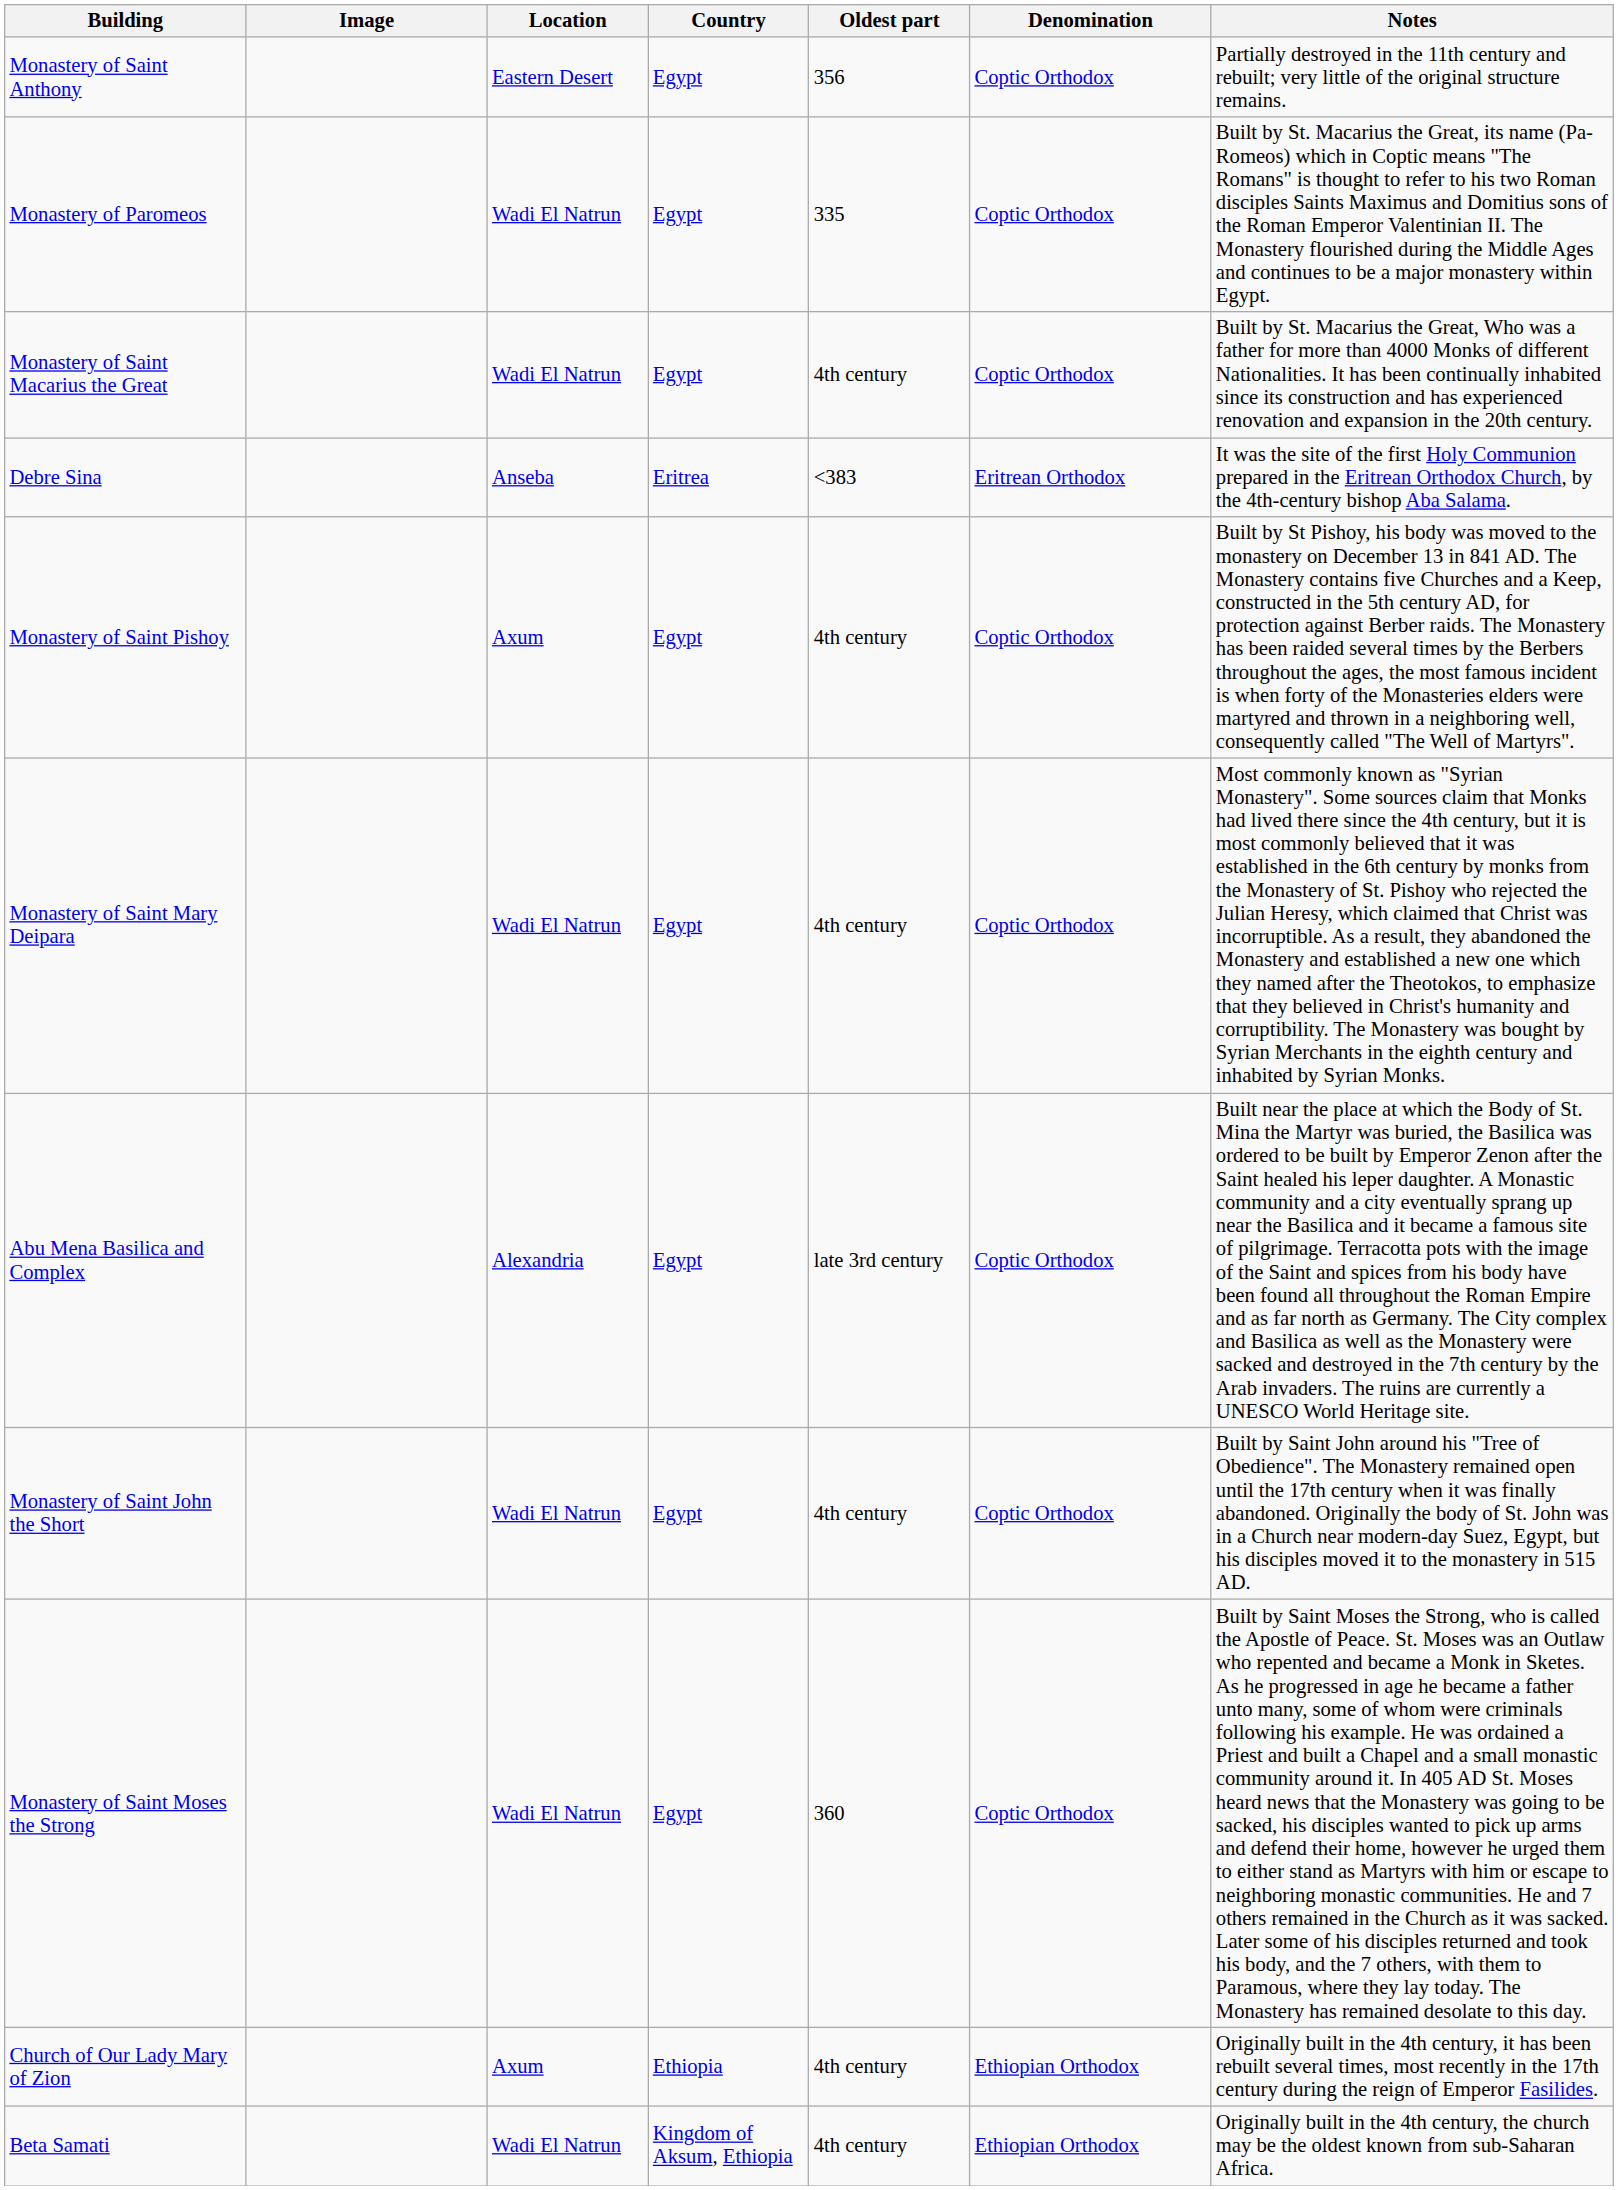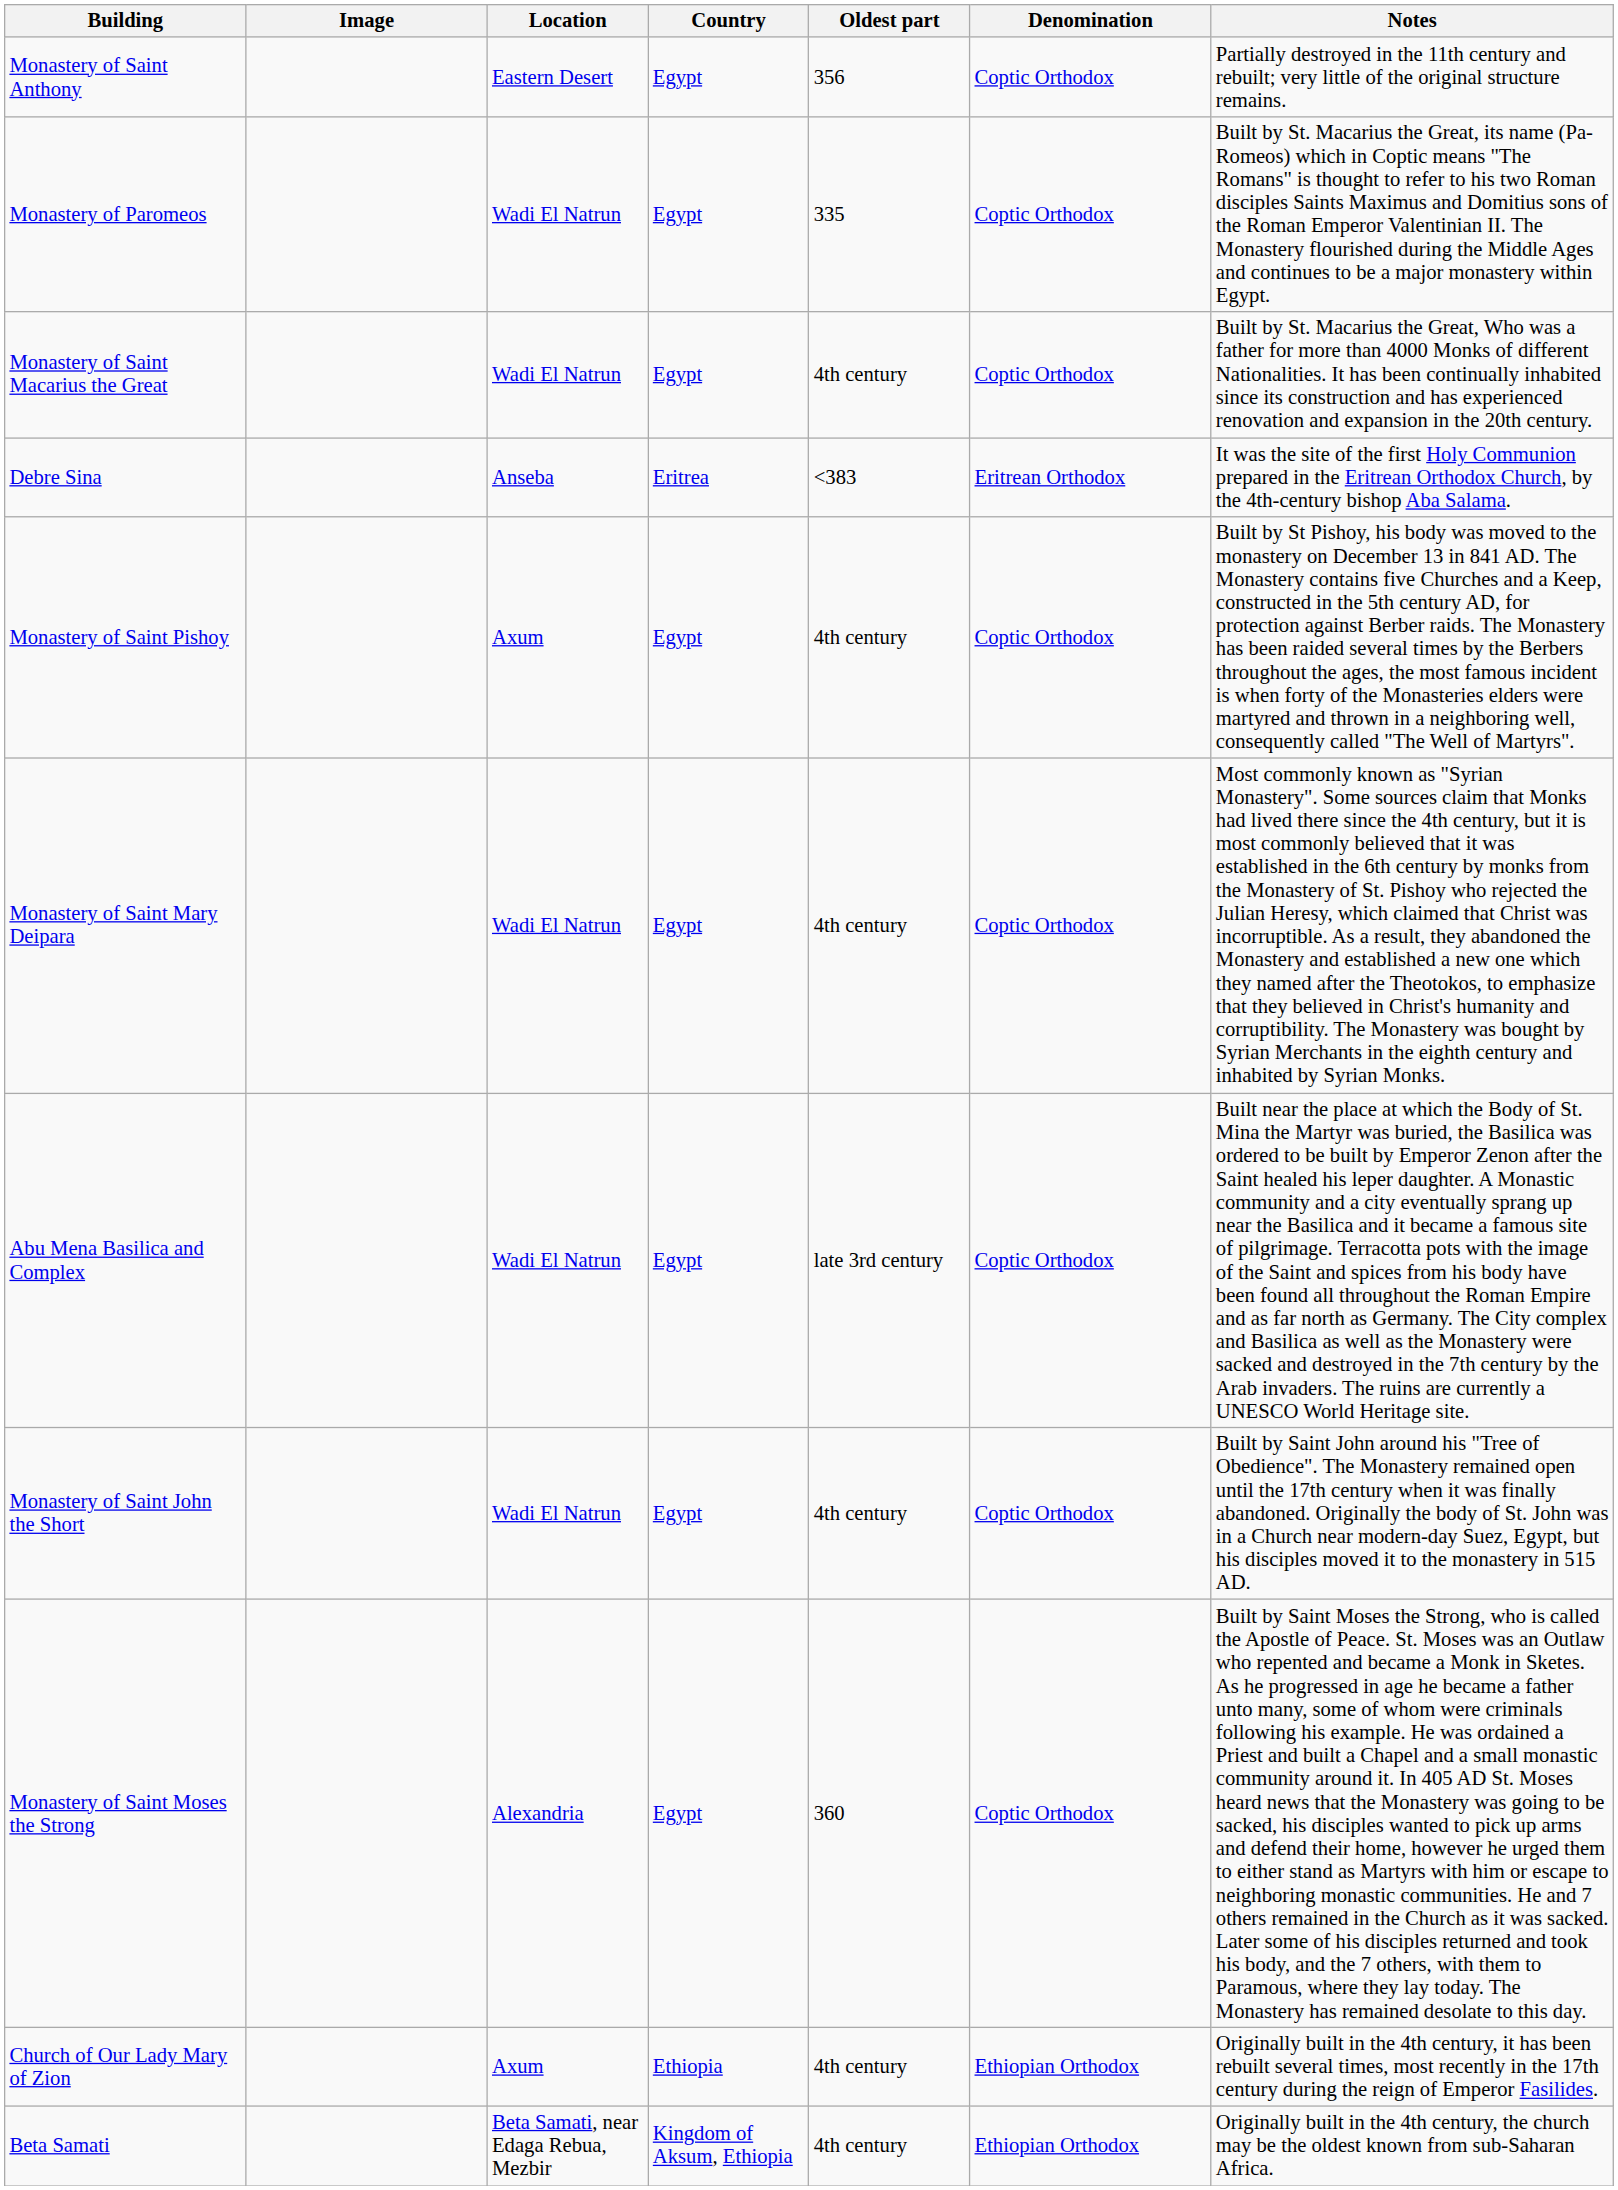(538, 1260) Alexandria -> (556, 1260) Wadi El Natrun
(556, 1813) Wadi El Natrun -> (538, 1813) Alexandria
(556, 2145) Wadi El Natrun -> (565, 2145) Beta Samati, near Edaga Rebua, Mezbir
